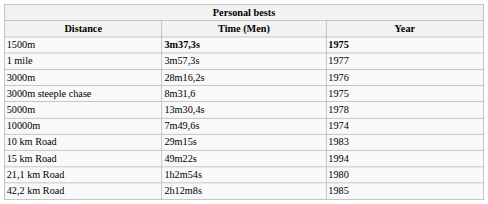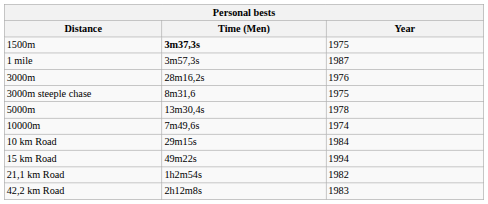(339, 45) bold -> (339, 45) normal
(339, 61) 1977 -> (339, 61) 1987
(339, 142) 1983 -> (339, 142) 1984
(339, 175) 1980 -> (339, 175) 1982
(339, 191) 1985 -> (339, 191) 1983
